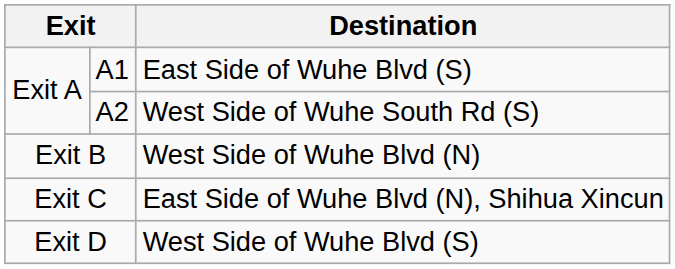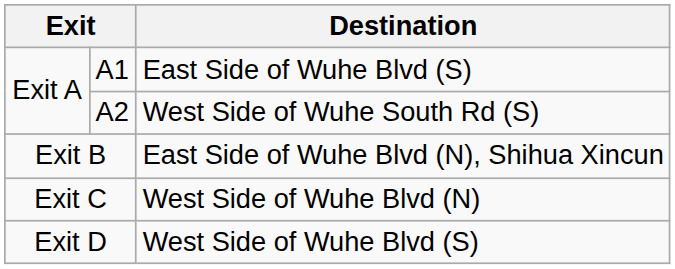(311, 155) West Side of Wuhe Blvd (N) -> (403, 155) East Side of Wuhe Blvd (N), Shihua Xincun
(403, 198) East Side of Wuhe Blvd (N), Shihua Xincun -> (311, 198) West Side of Wuhe Blvd (N)
